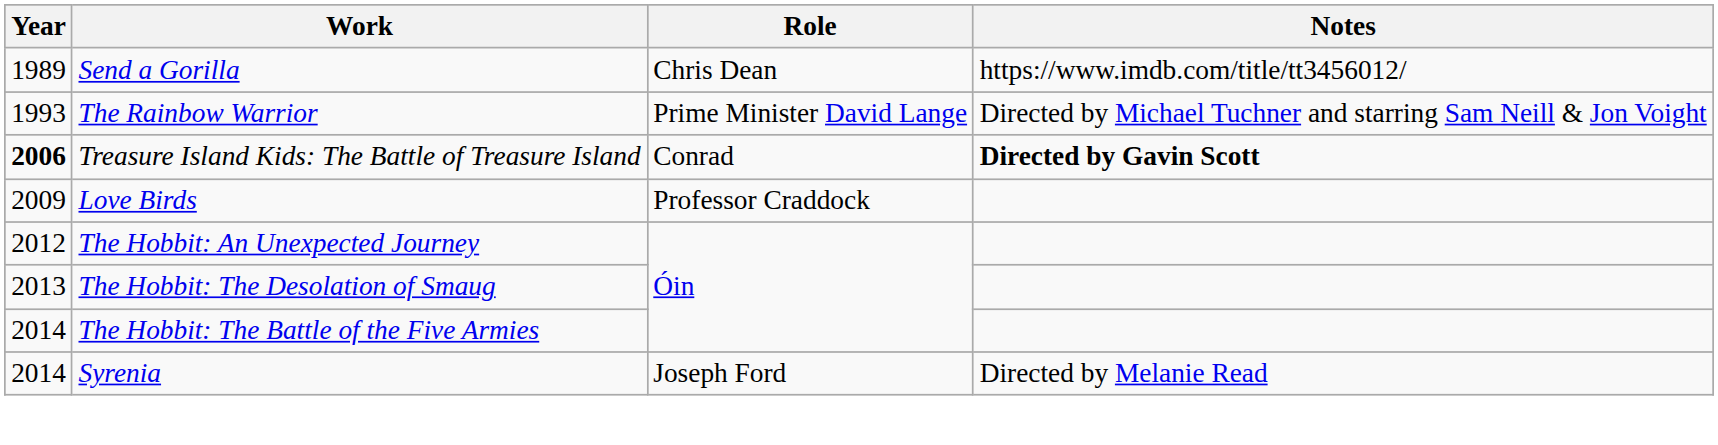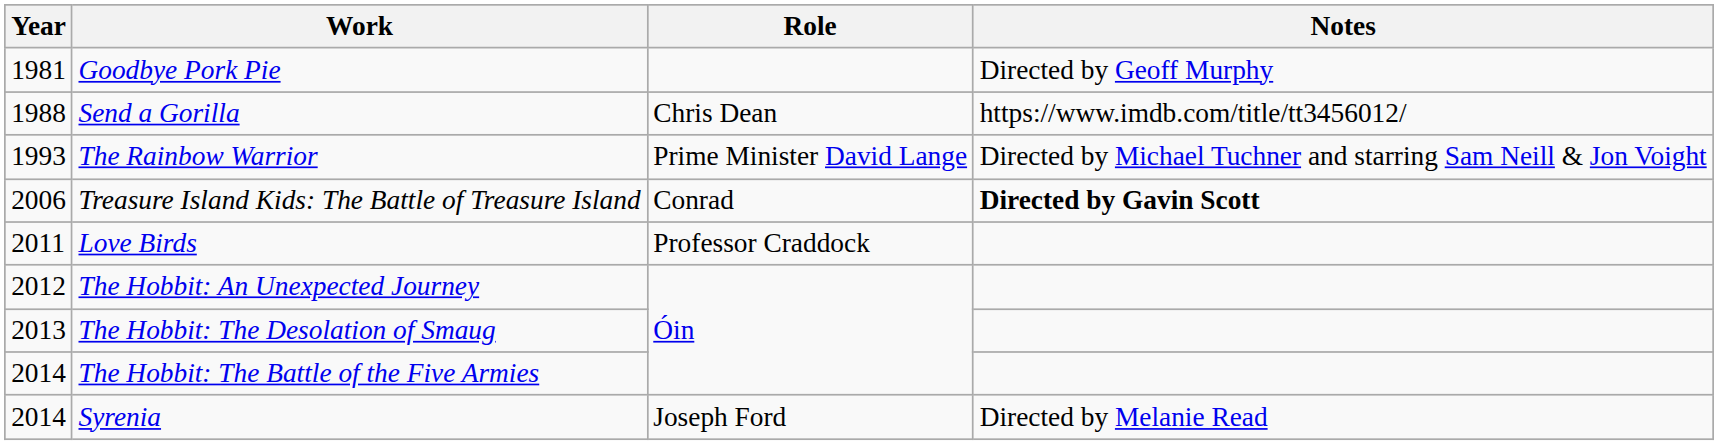+ row: (180, 69)
(39, 69) 1989 -> (39, 112) 1988
(39, 156) bold -> (39, 199) normal
(39, 199) 2009 -> (38, 243) 2011
